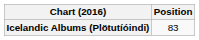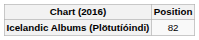(173, 27) 83 -> (173, 27) 82
